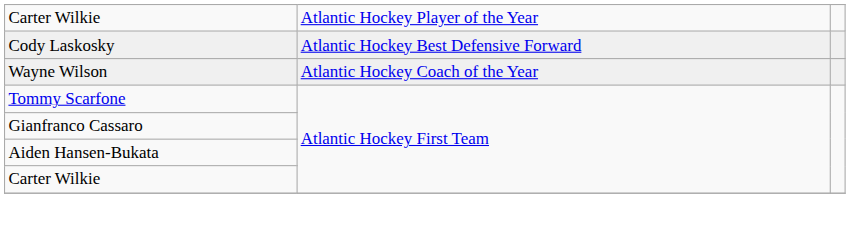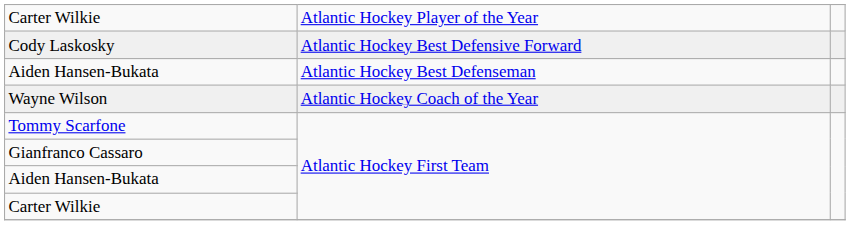+ row: (84, 71)
